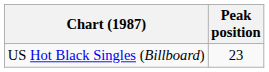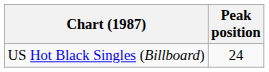(236, 55) 23 -> (236, 55) 24
